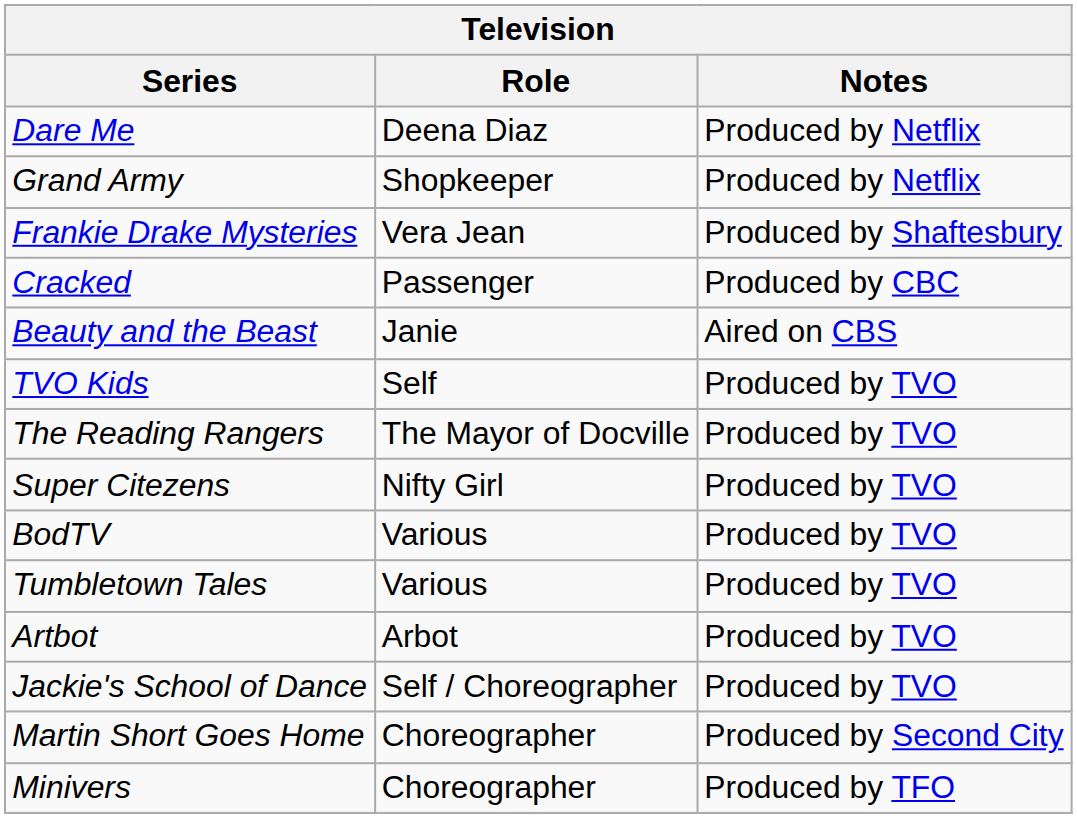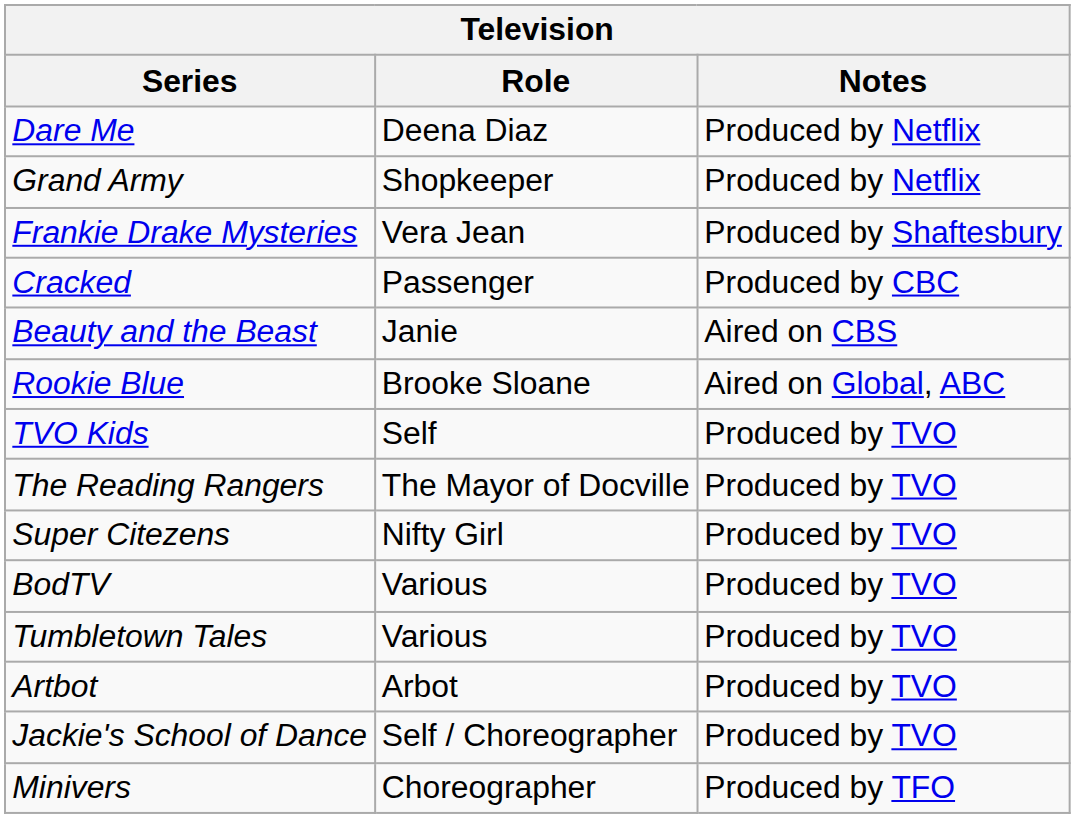+ row: (98, 383)
- row: (188, 736)
